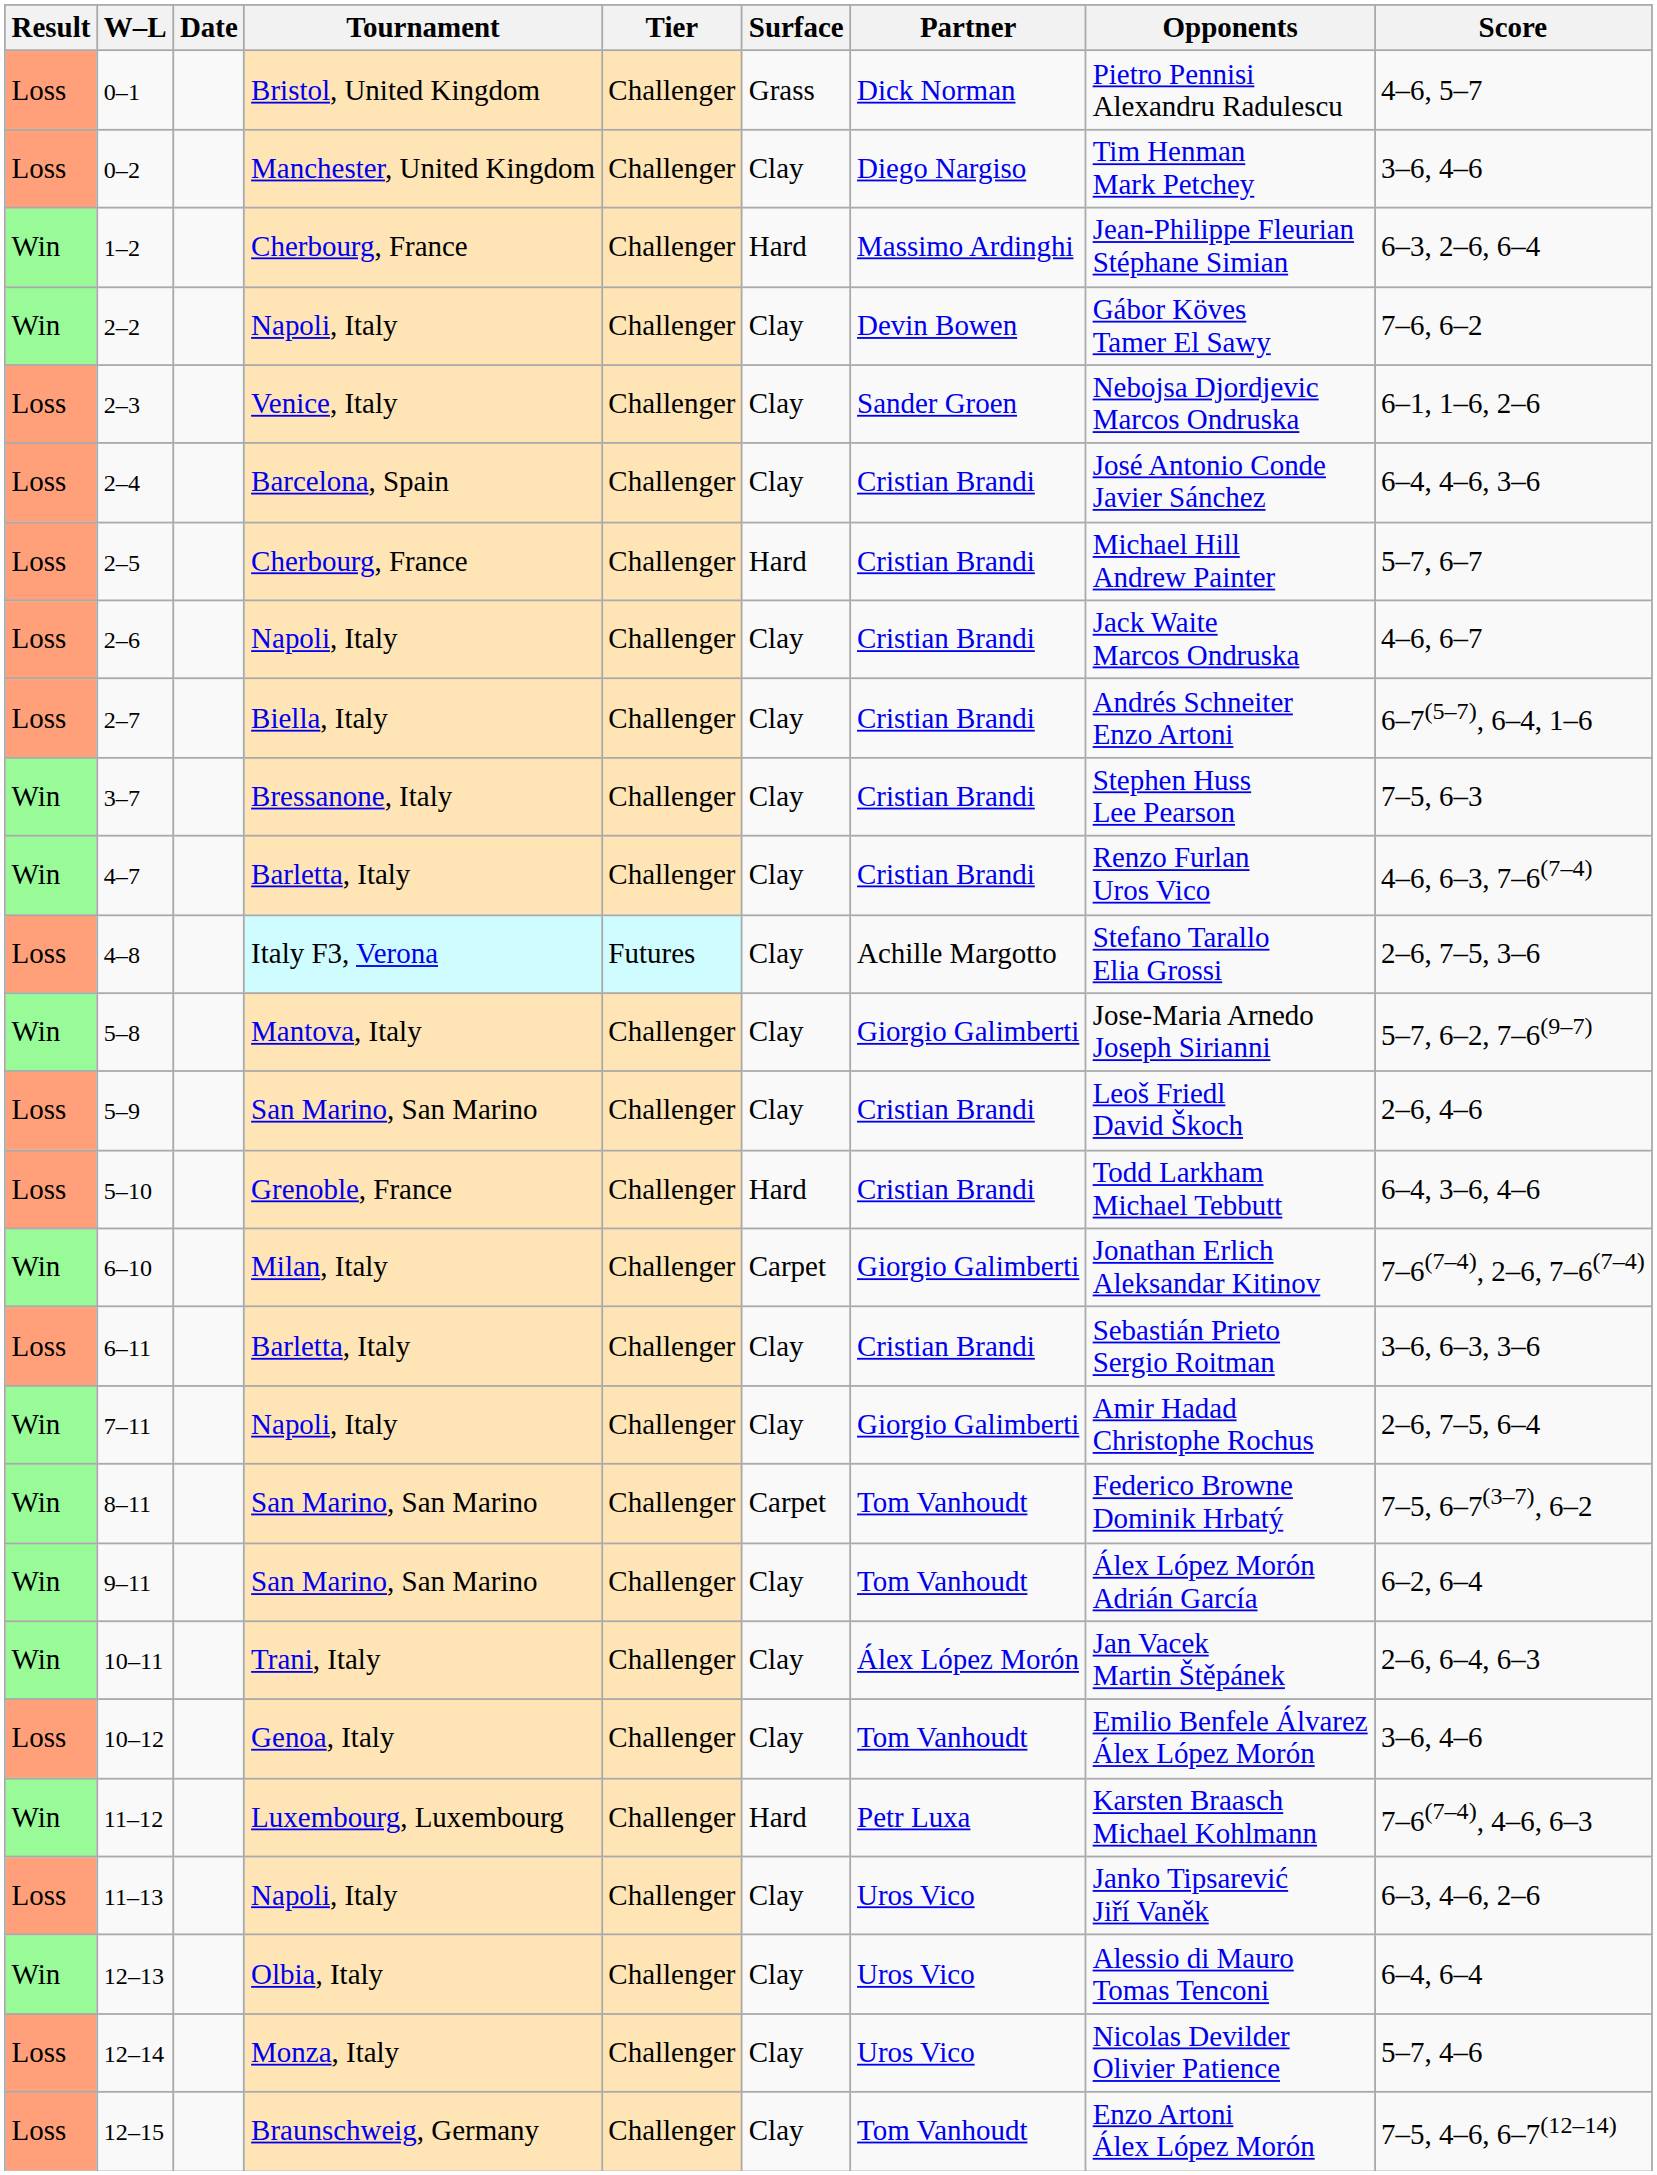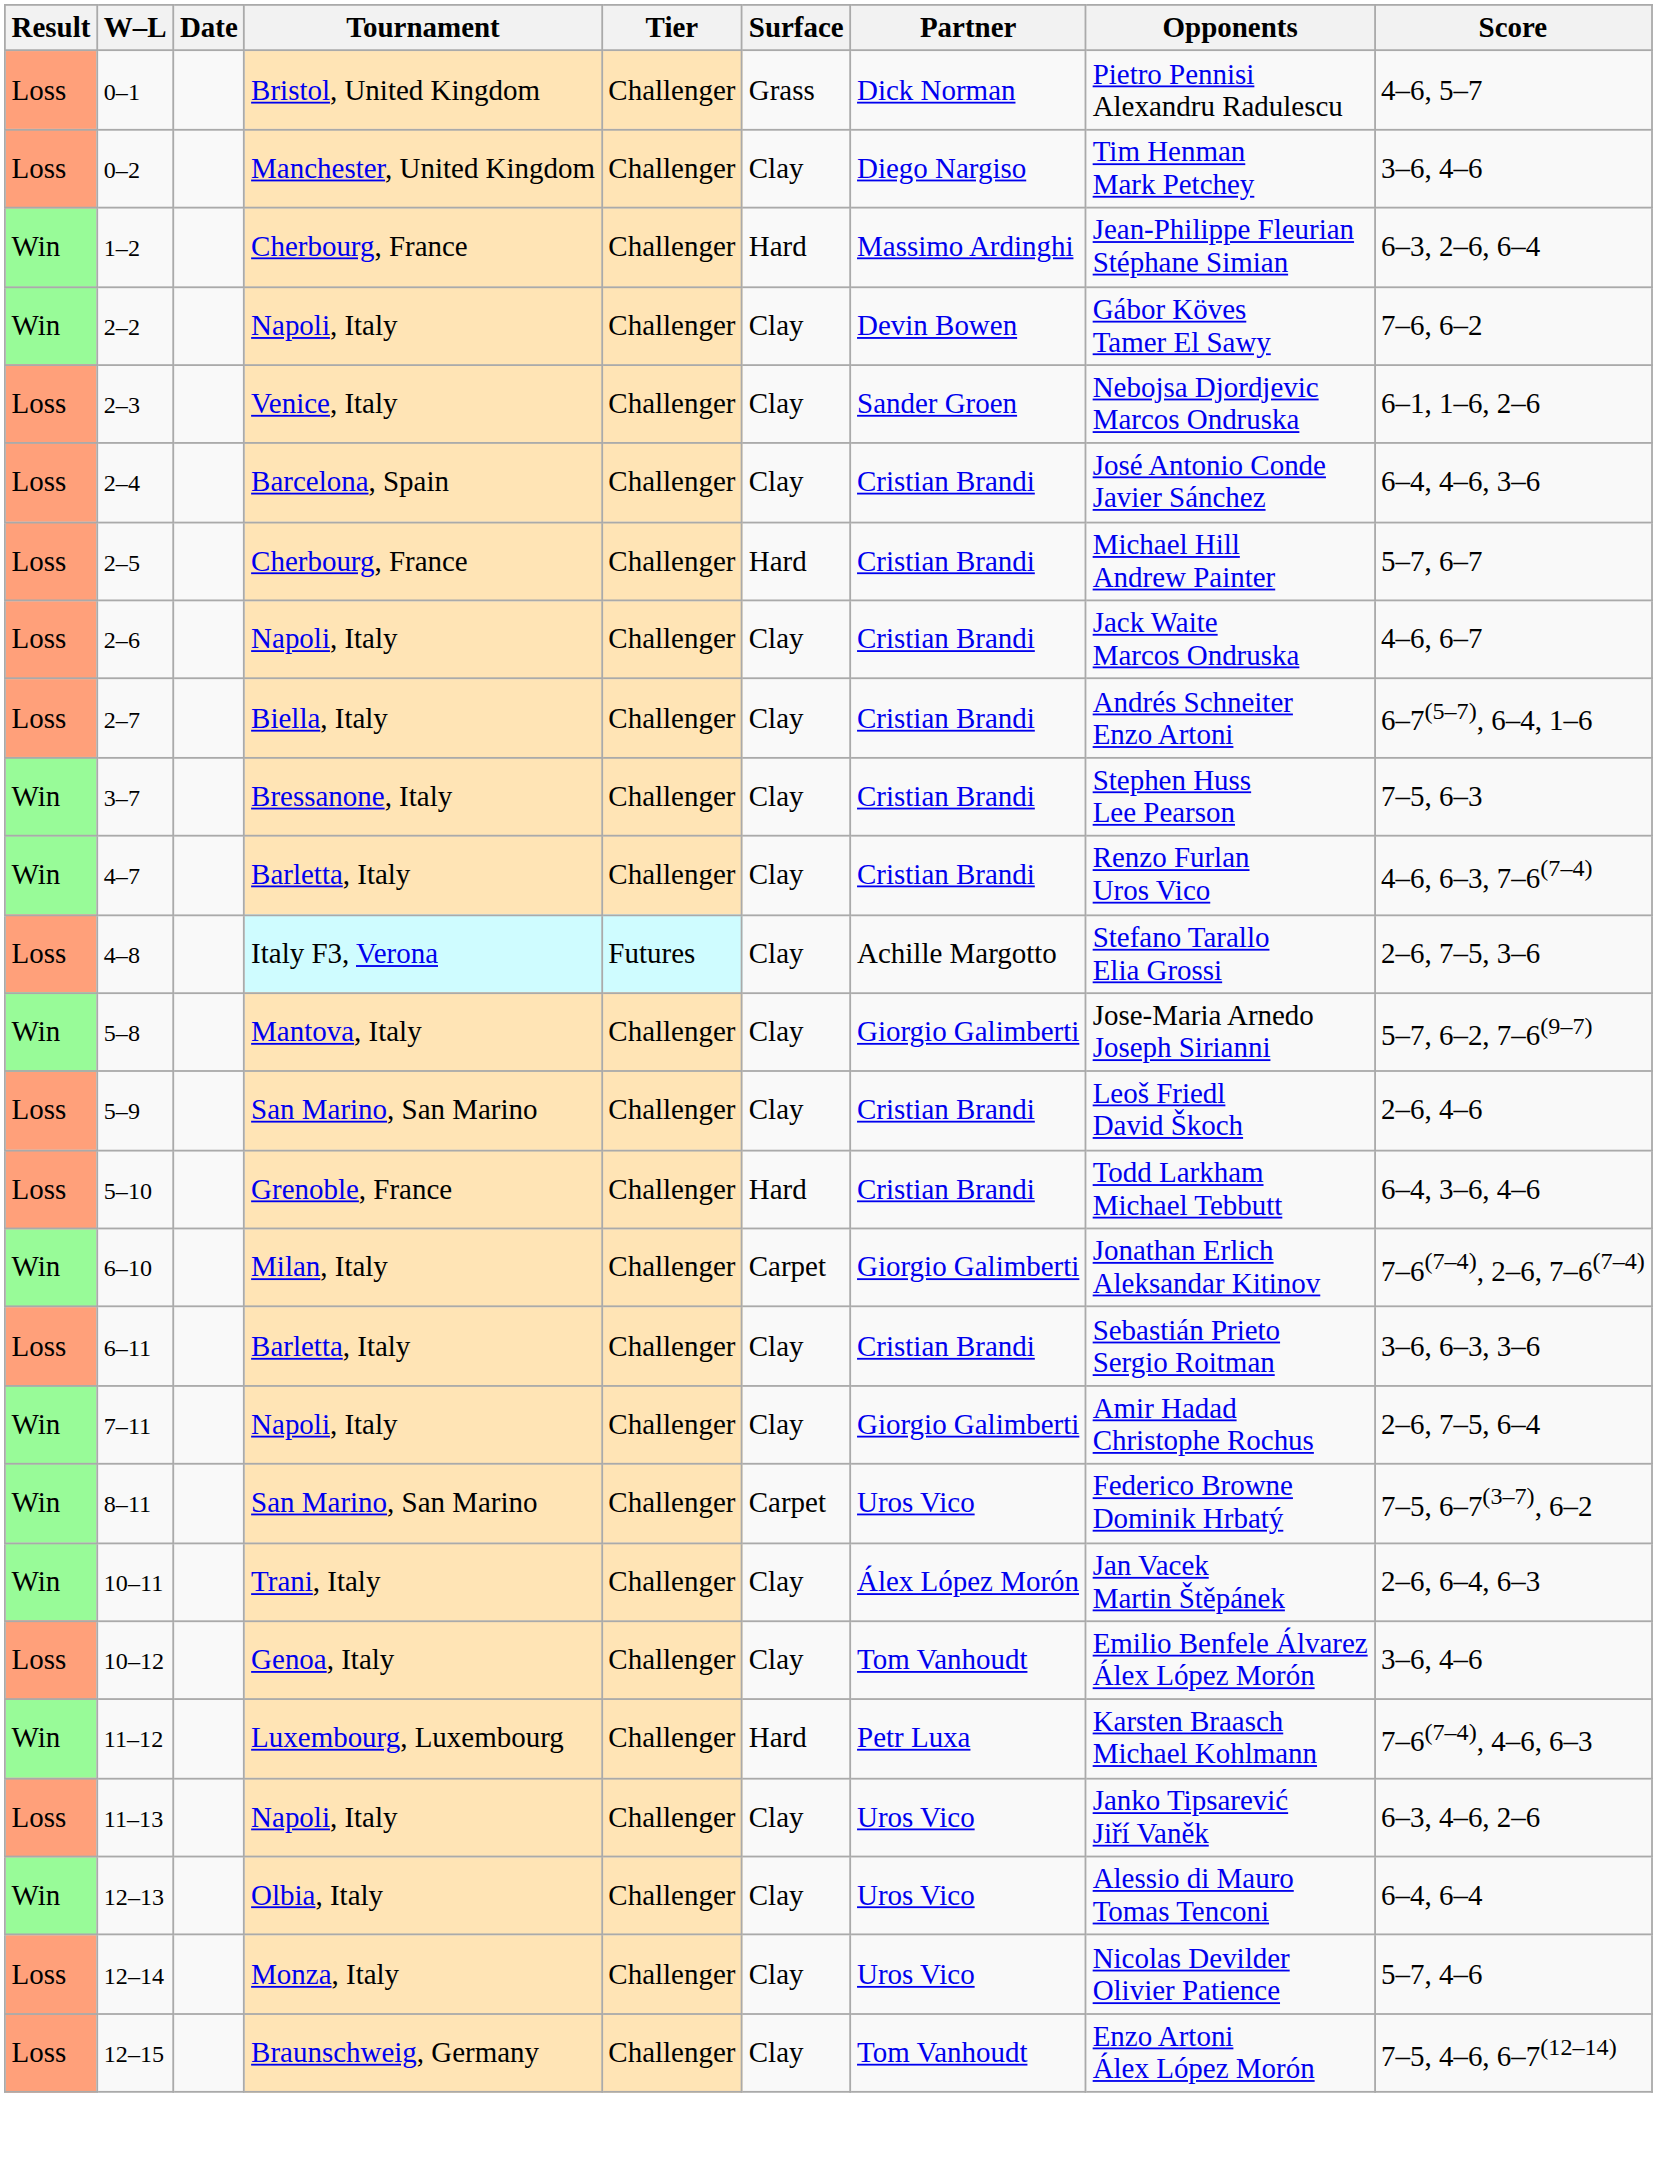(942, 1502) Tom Vanhoudt -> (916, 1502) Uros Vico
- row: (127, 1583)
